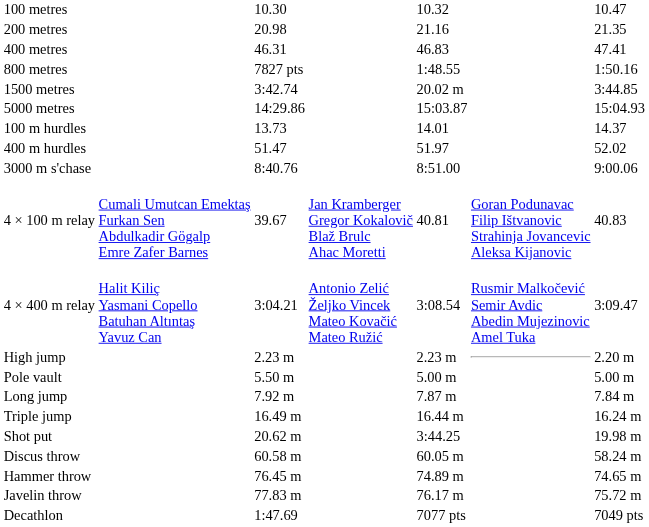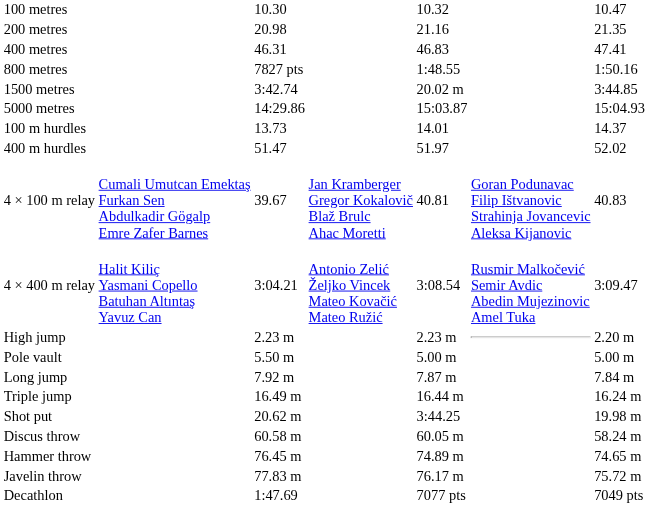- row: (47, 168)
